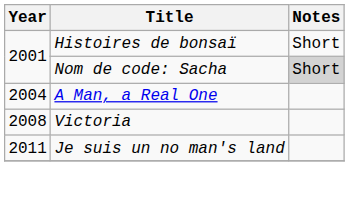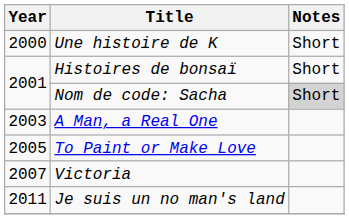+ row: (136, 44)
(28, 96) 2004 -> (28, 122) 2003
+ row: (155, 148)
(28, 122) 2008 -> (28, 174) 2007
